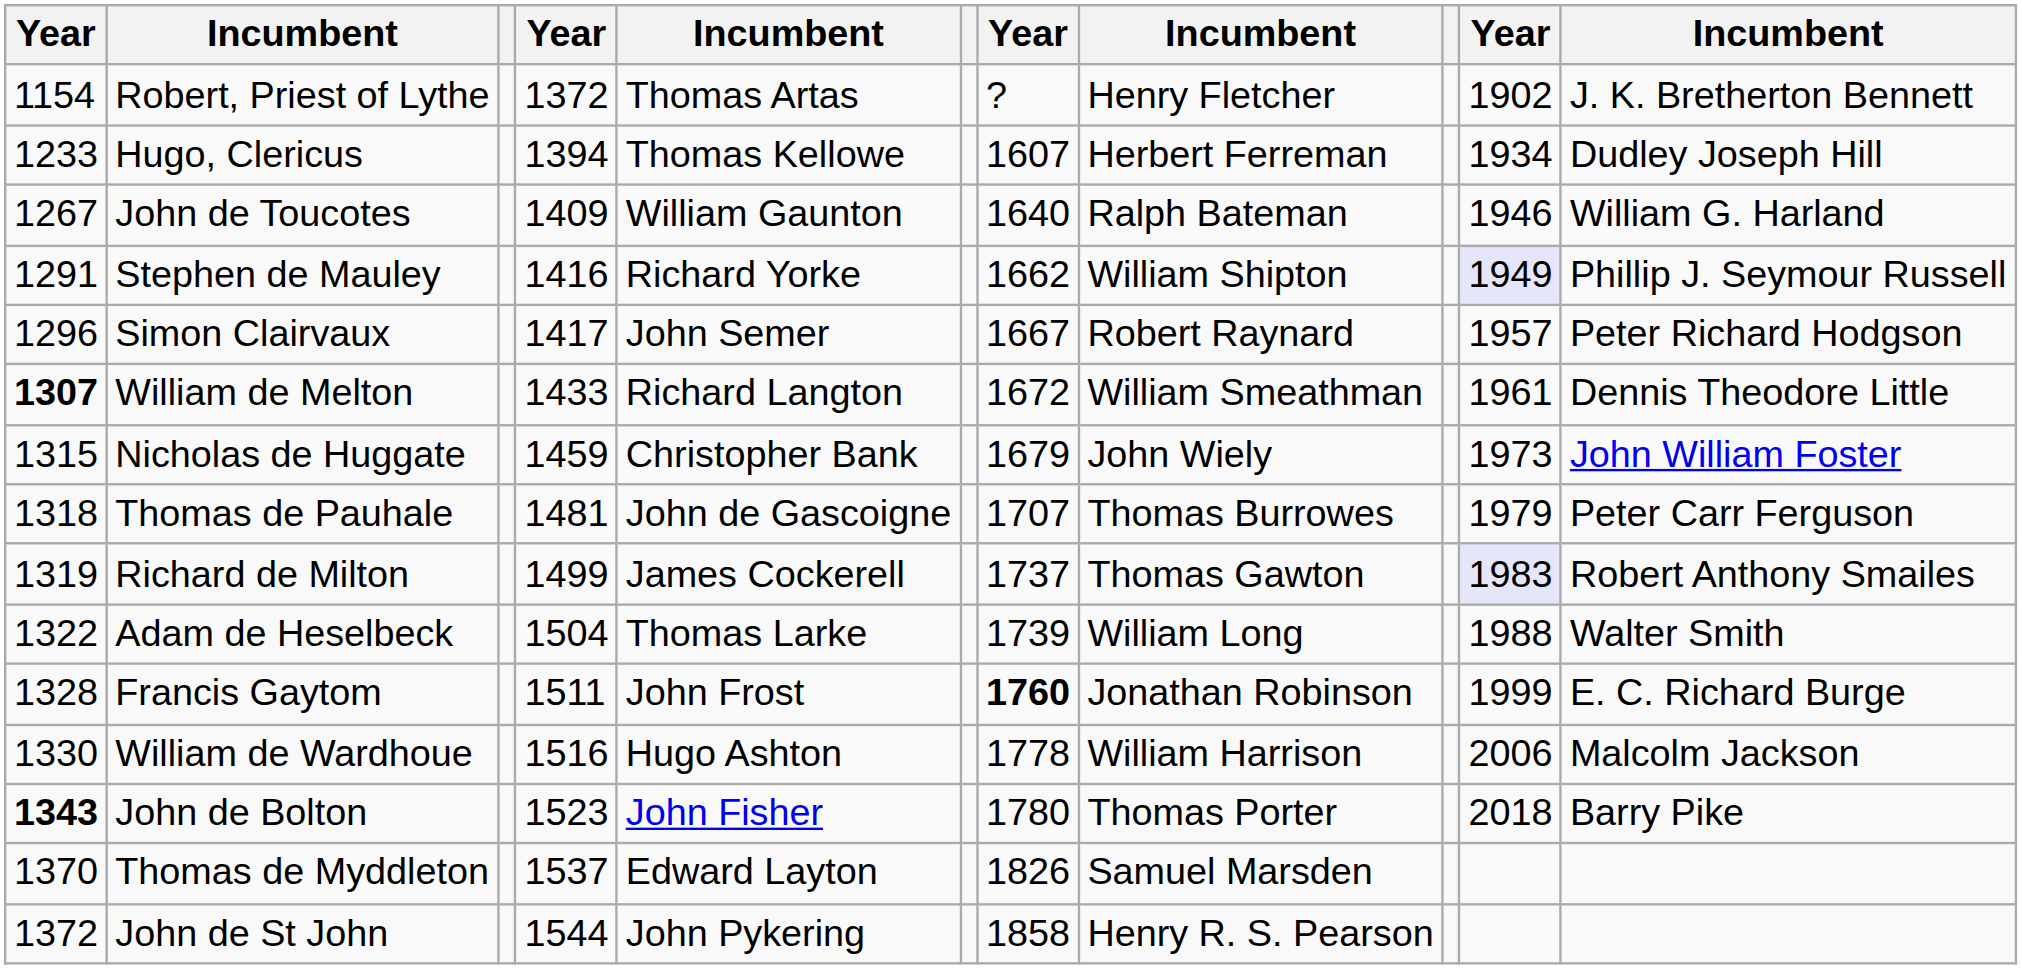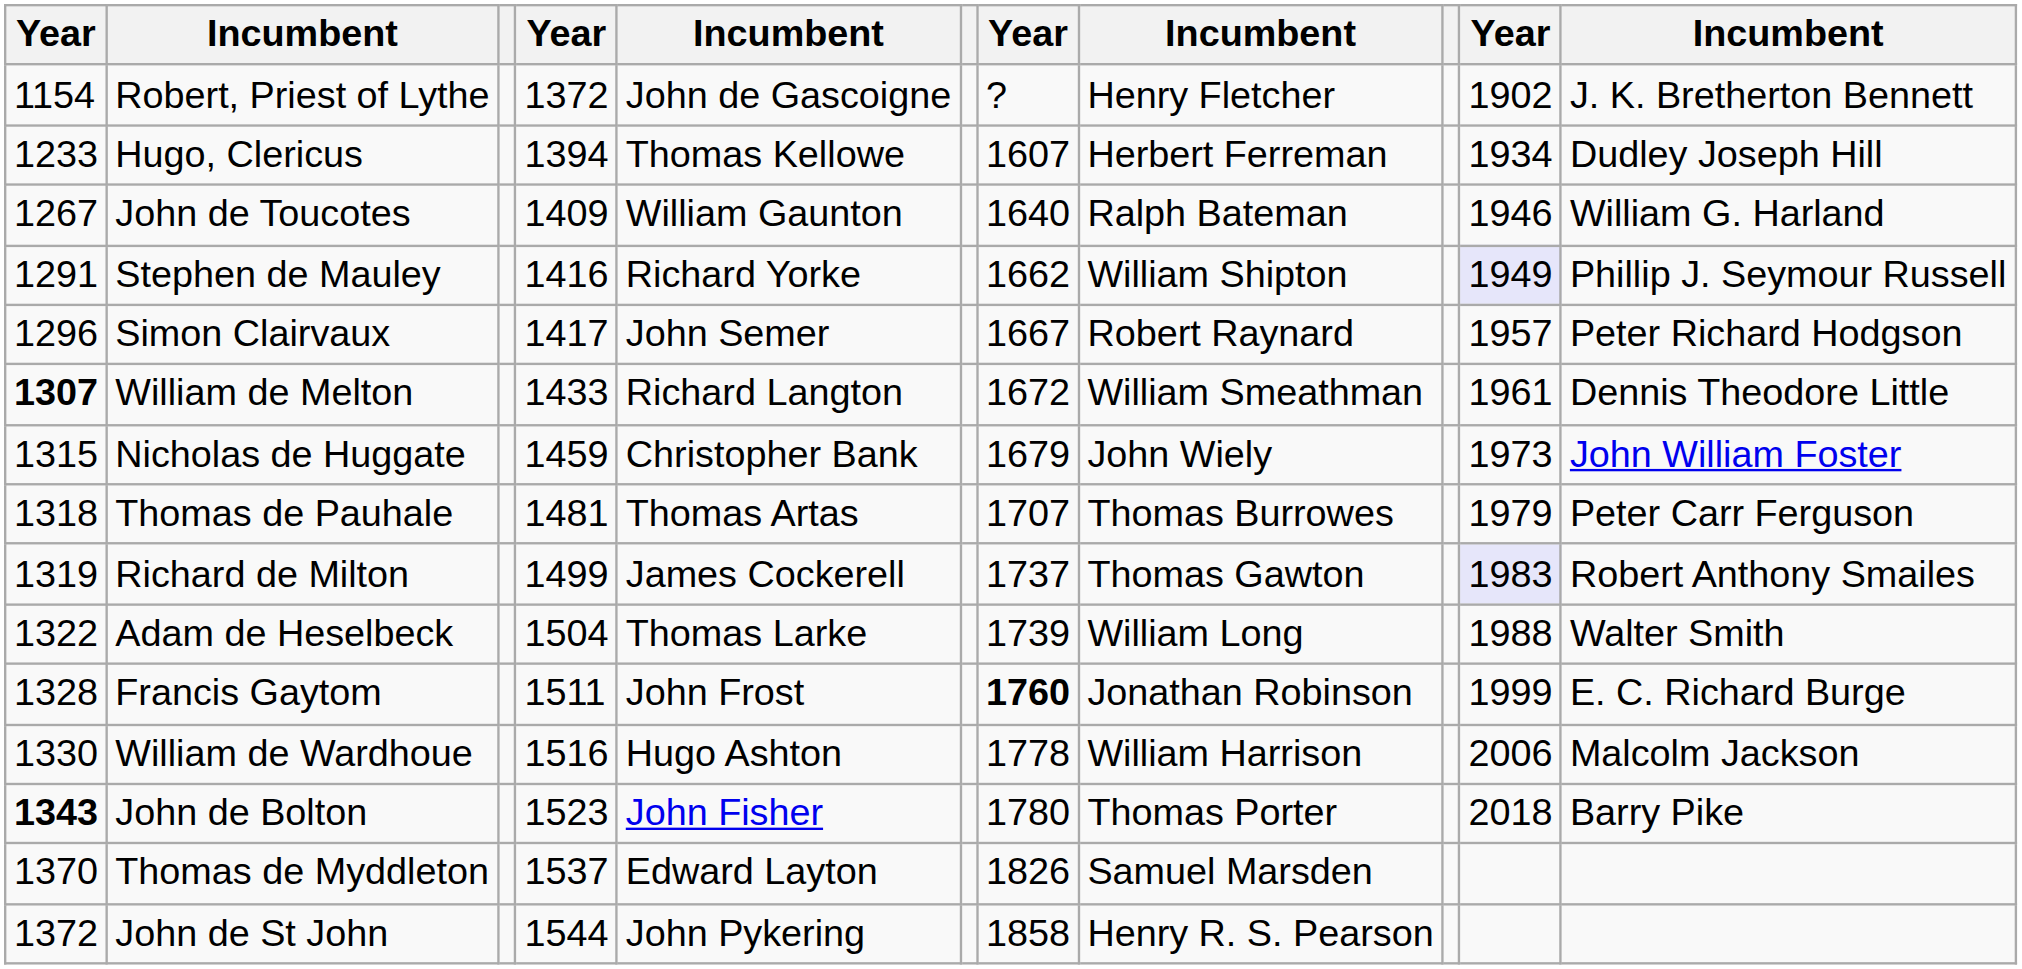(742, 94) Thomas Artas -> (788, 94) John de Gascoigne
(788, 513) John de Gascoigne -> (742, 513) Thomas Artas
